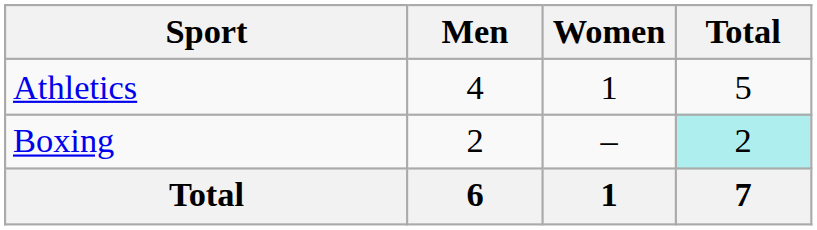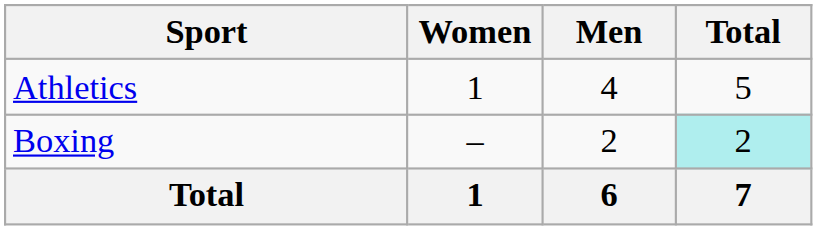columns swapped: (475, 31) <-> (609, 31)
